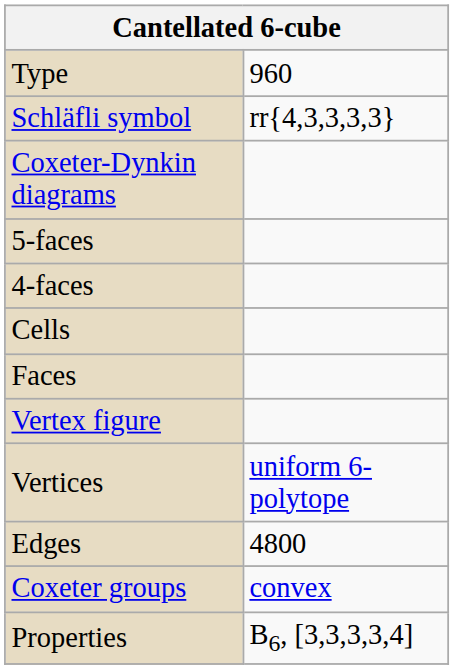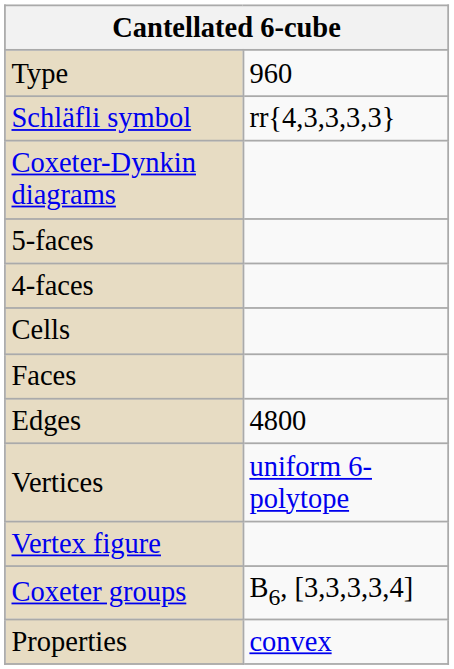rows swapped: (46, 543) <-> (86, 420)
(291, 588) convex -> (331, 592) B6, [3,3,3,3,4]
(331, 637) B6, [3,3,3,3,4] -> (291, 641) convex
